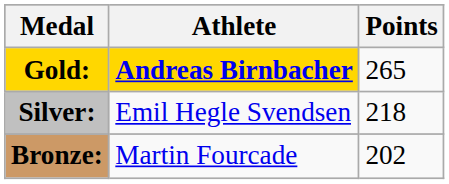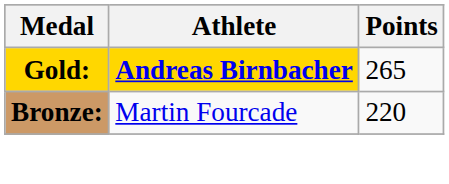- row: (57, 112)
(386, 155) 202 -> (386, 112) 220
